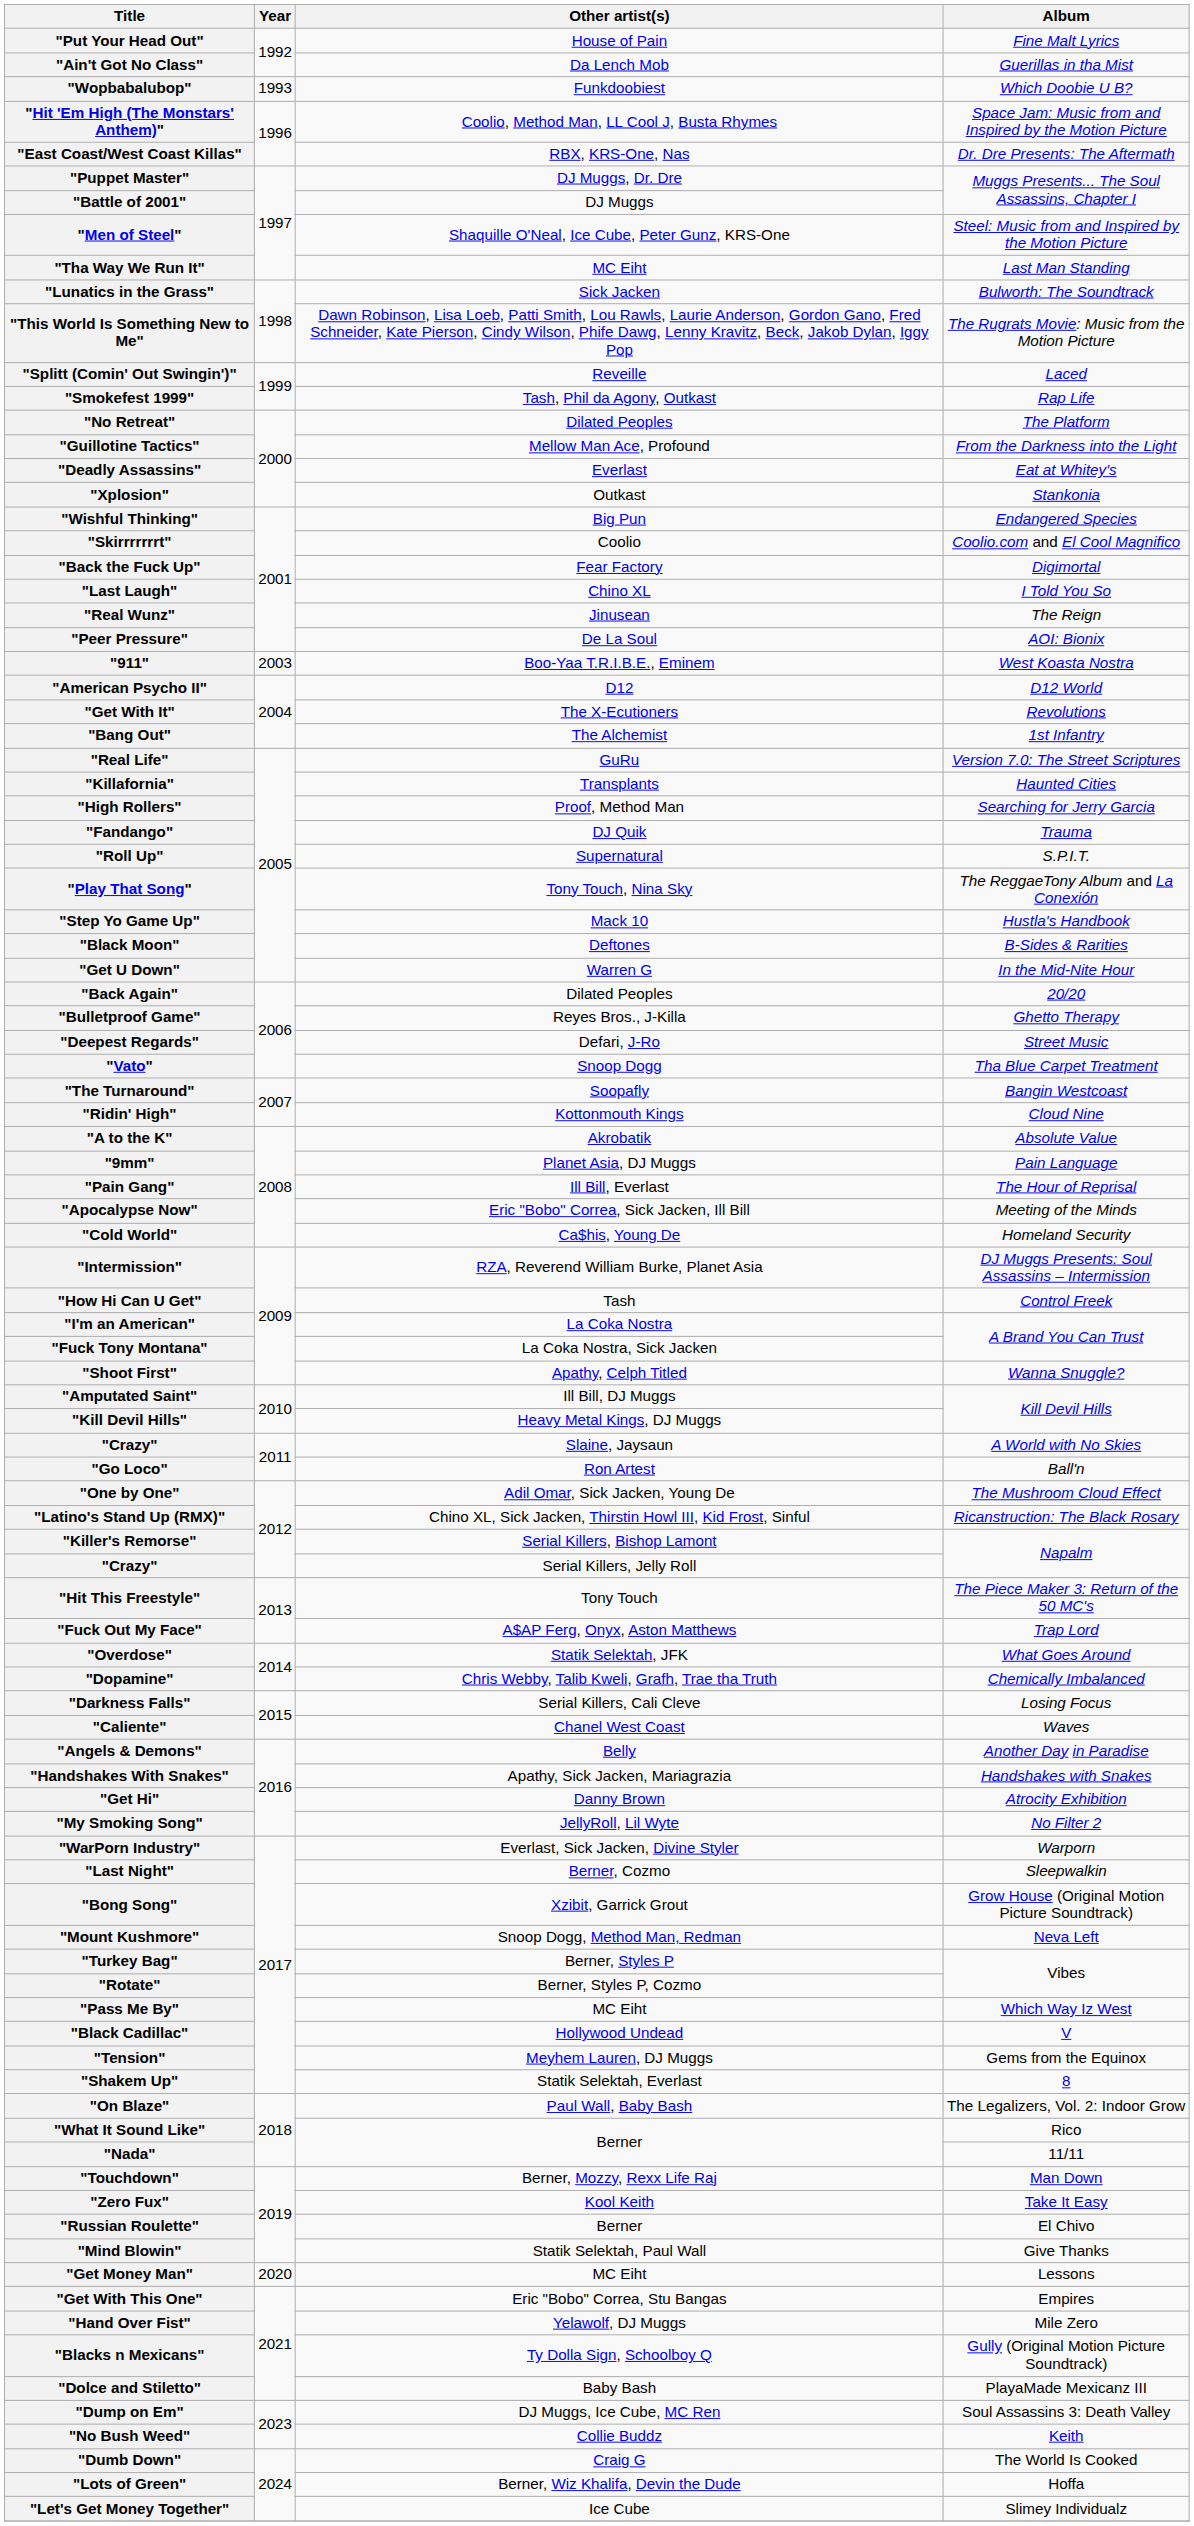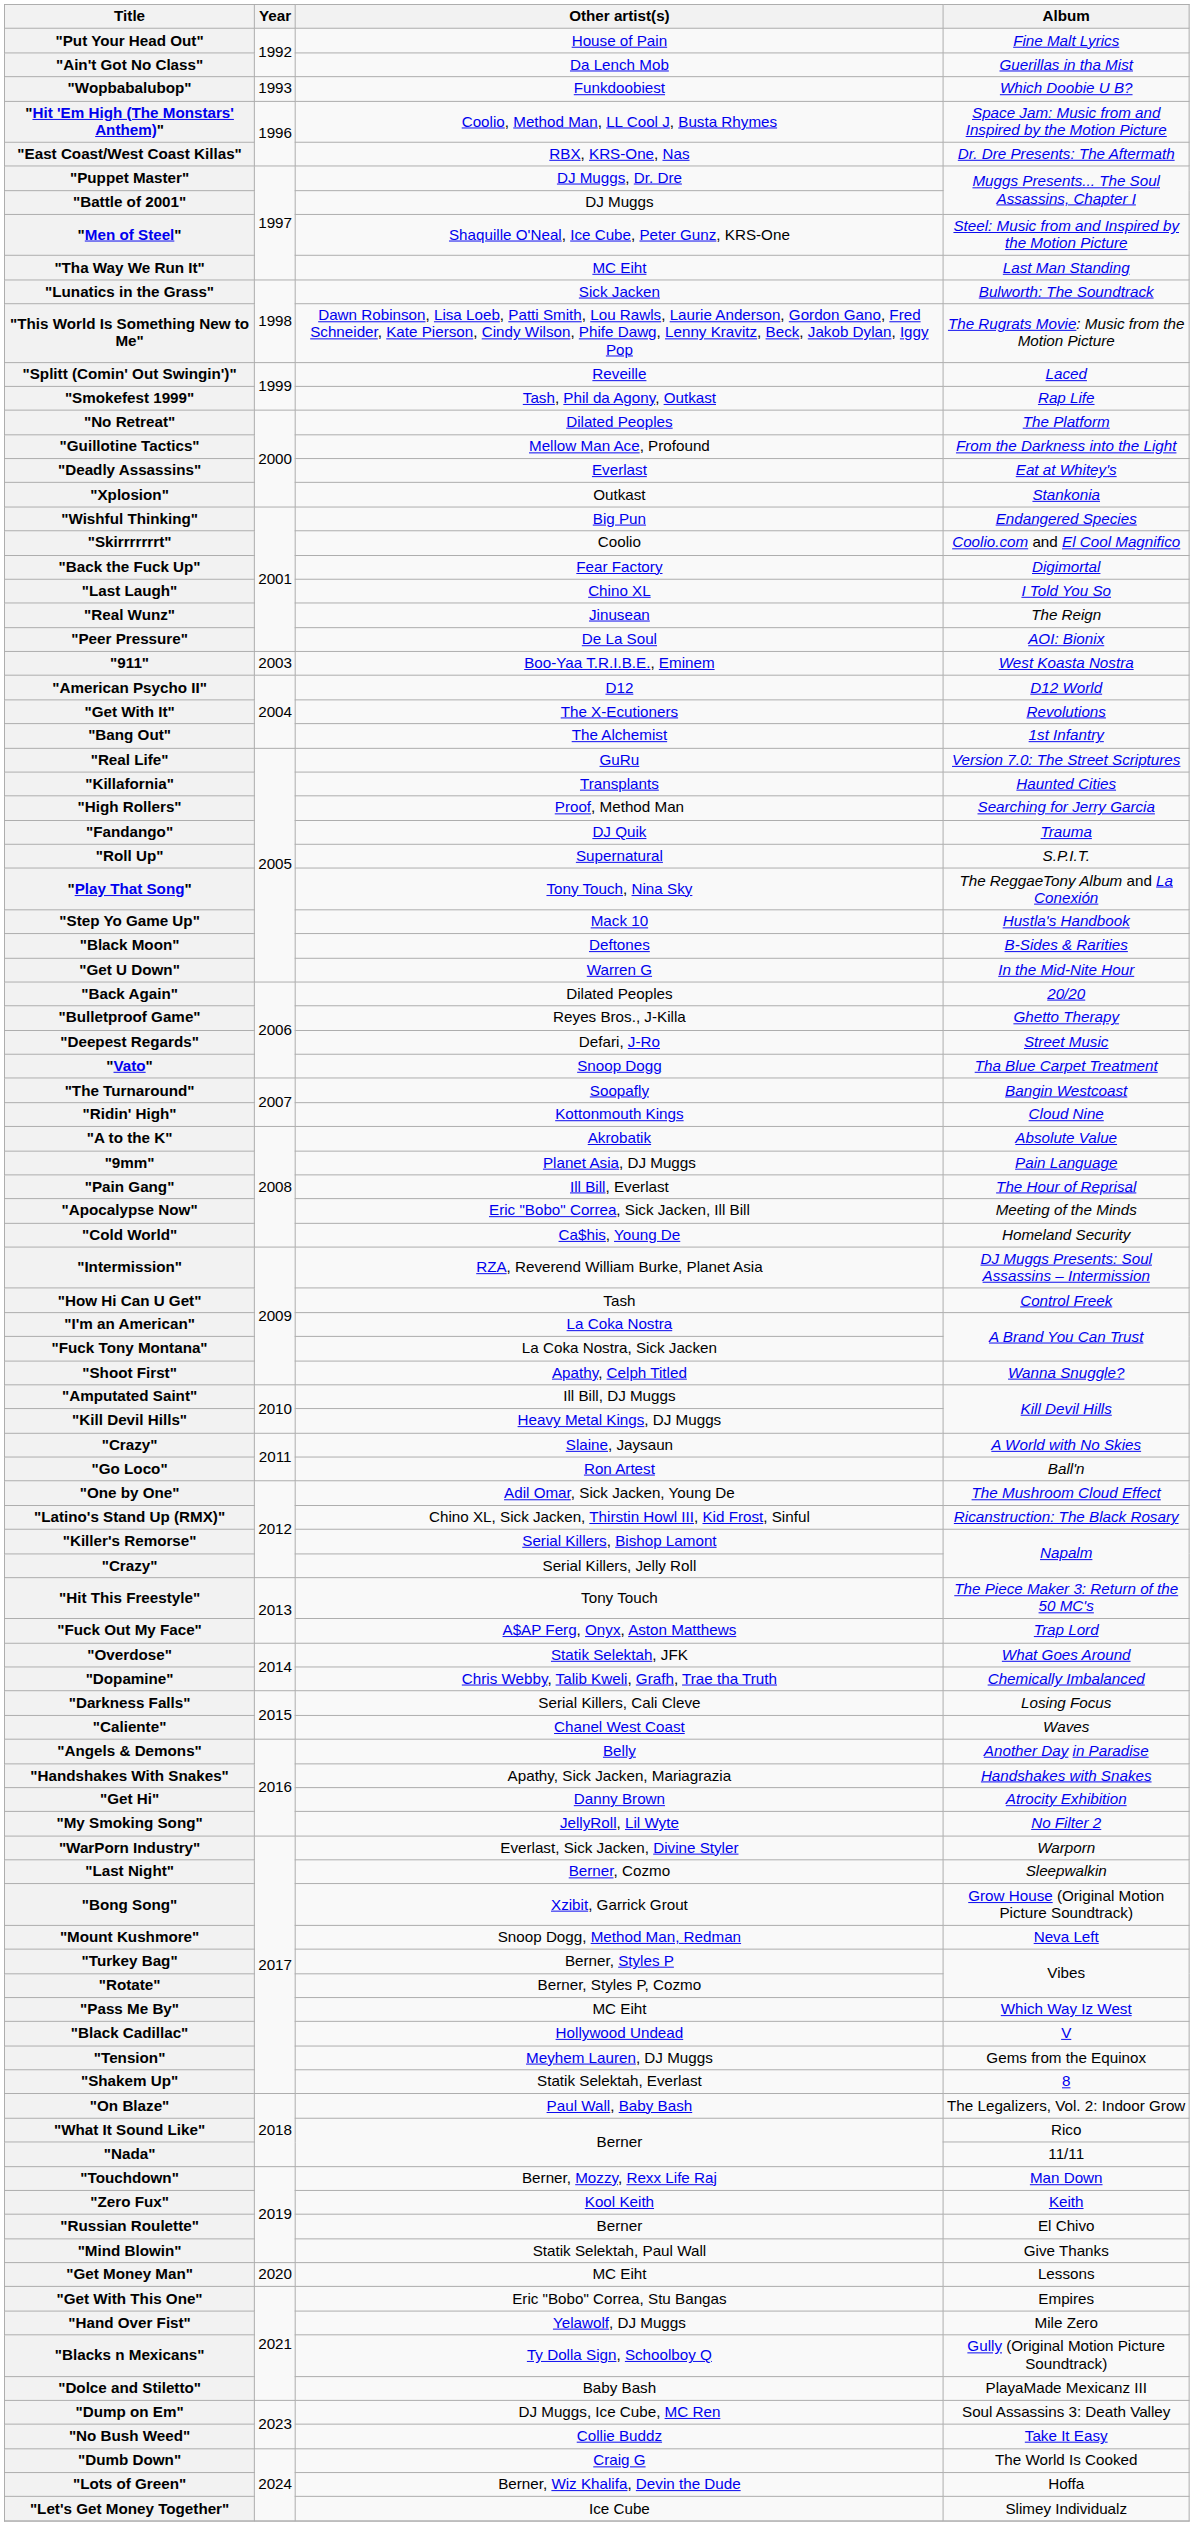(1066, 2202) Take It Easy -> (1066, 2202) Keith
(1066, 2436) Keith -> (1066, 2436) Take It Easy
